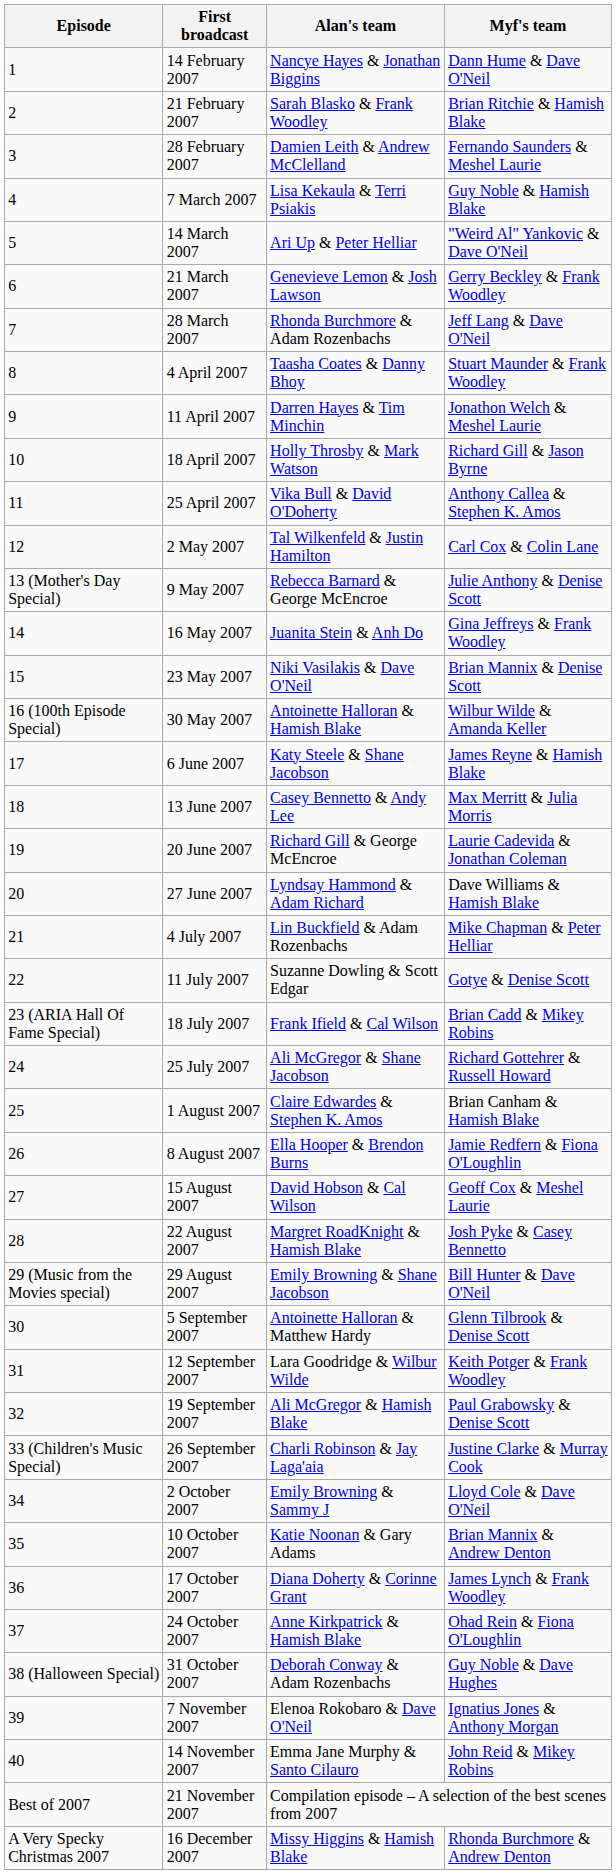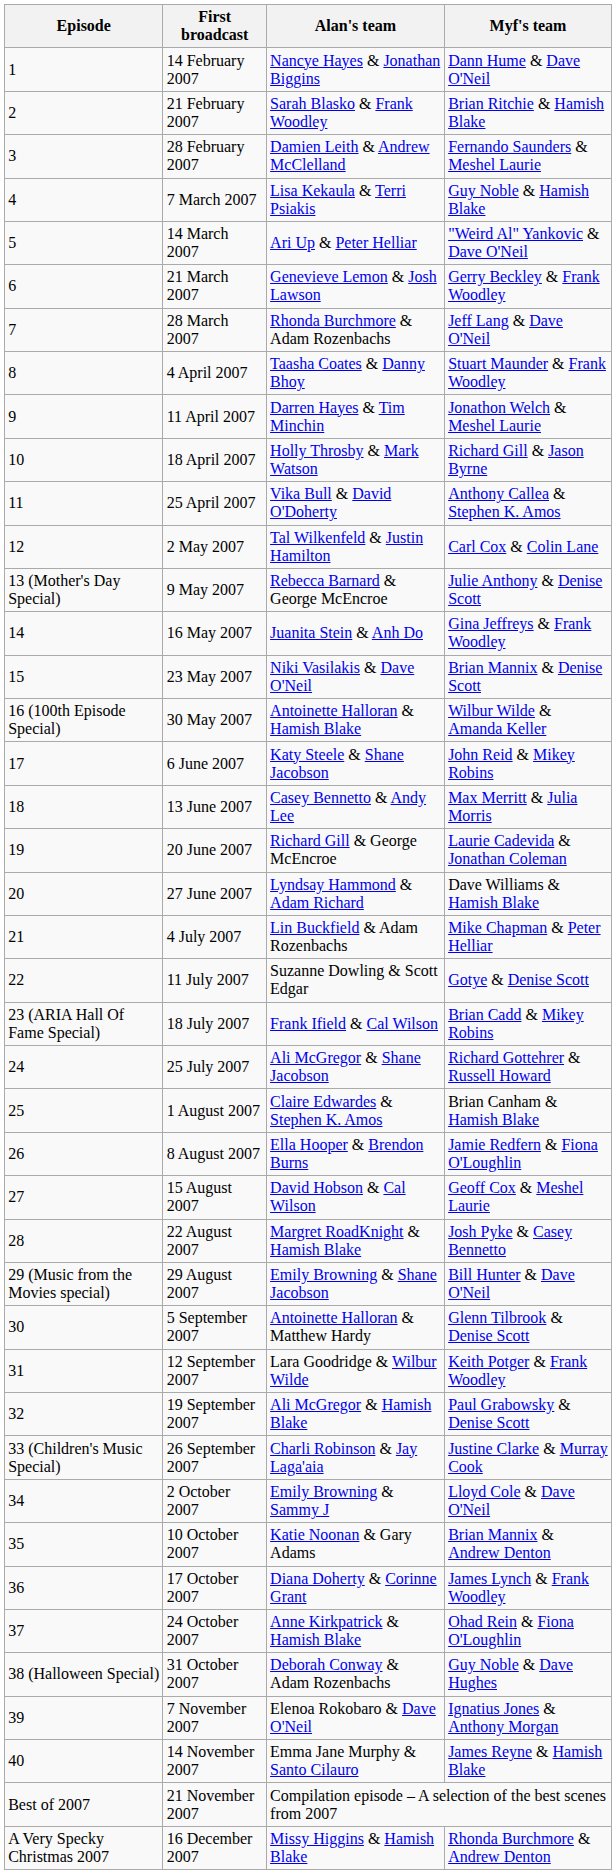(525, 763) James Reyne & Hamish Blake -> (511, 763) John Reid & Mikey Robins
(511, 1761) John Reid & Mikey Robins -> (525, 1761) James Reyne & Hamish Blake
